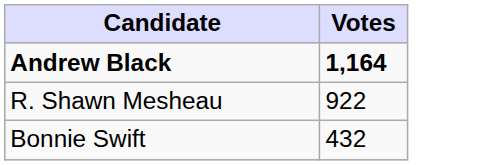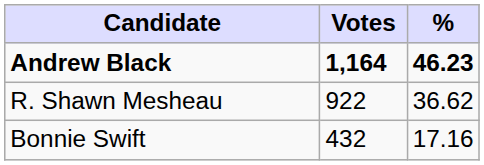+ column: (443, 23)
